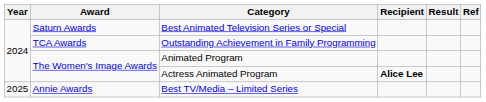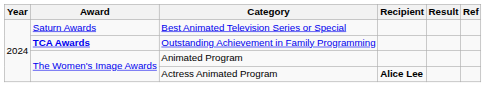(60, 43) normal -> (61, 43) bold
- row: (230, 89)
